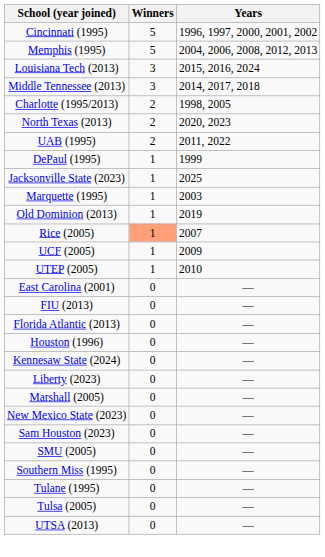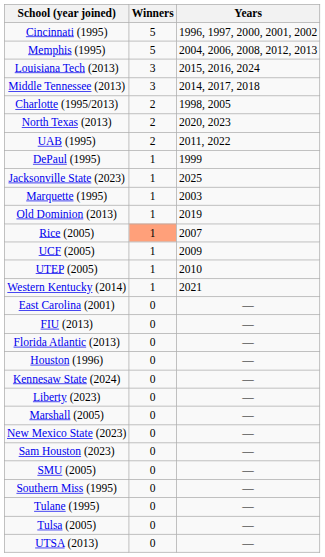+ row: (67, 287)
